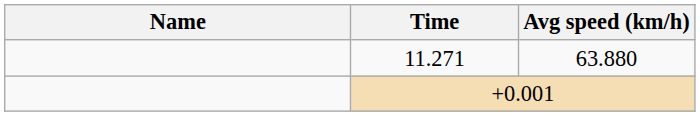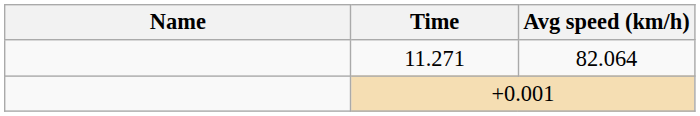(606, 57) 63.880 -> (606, 57) 82.064
